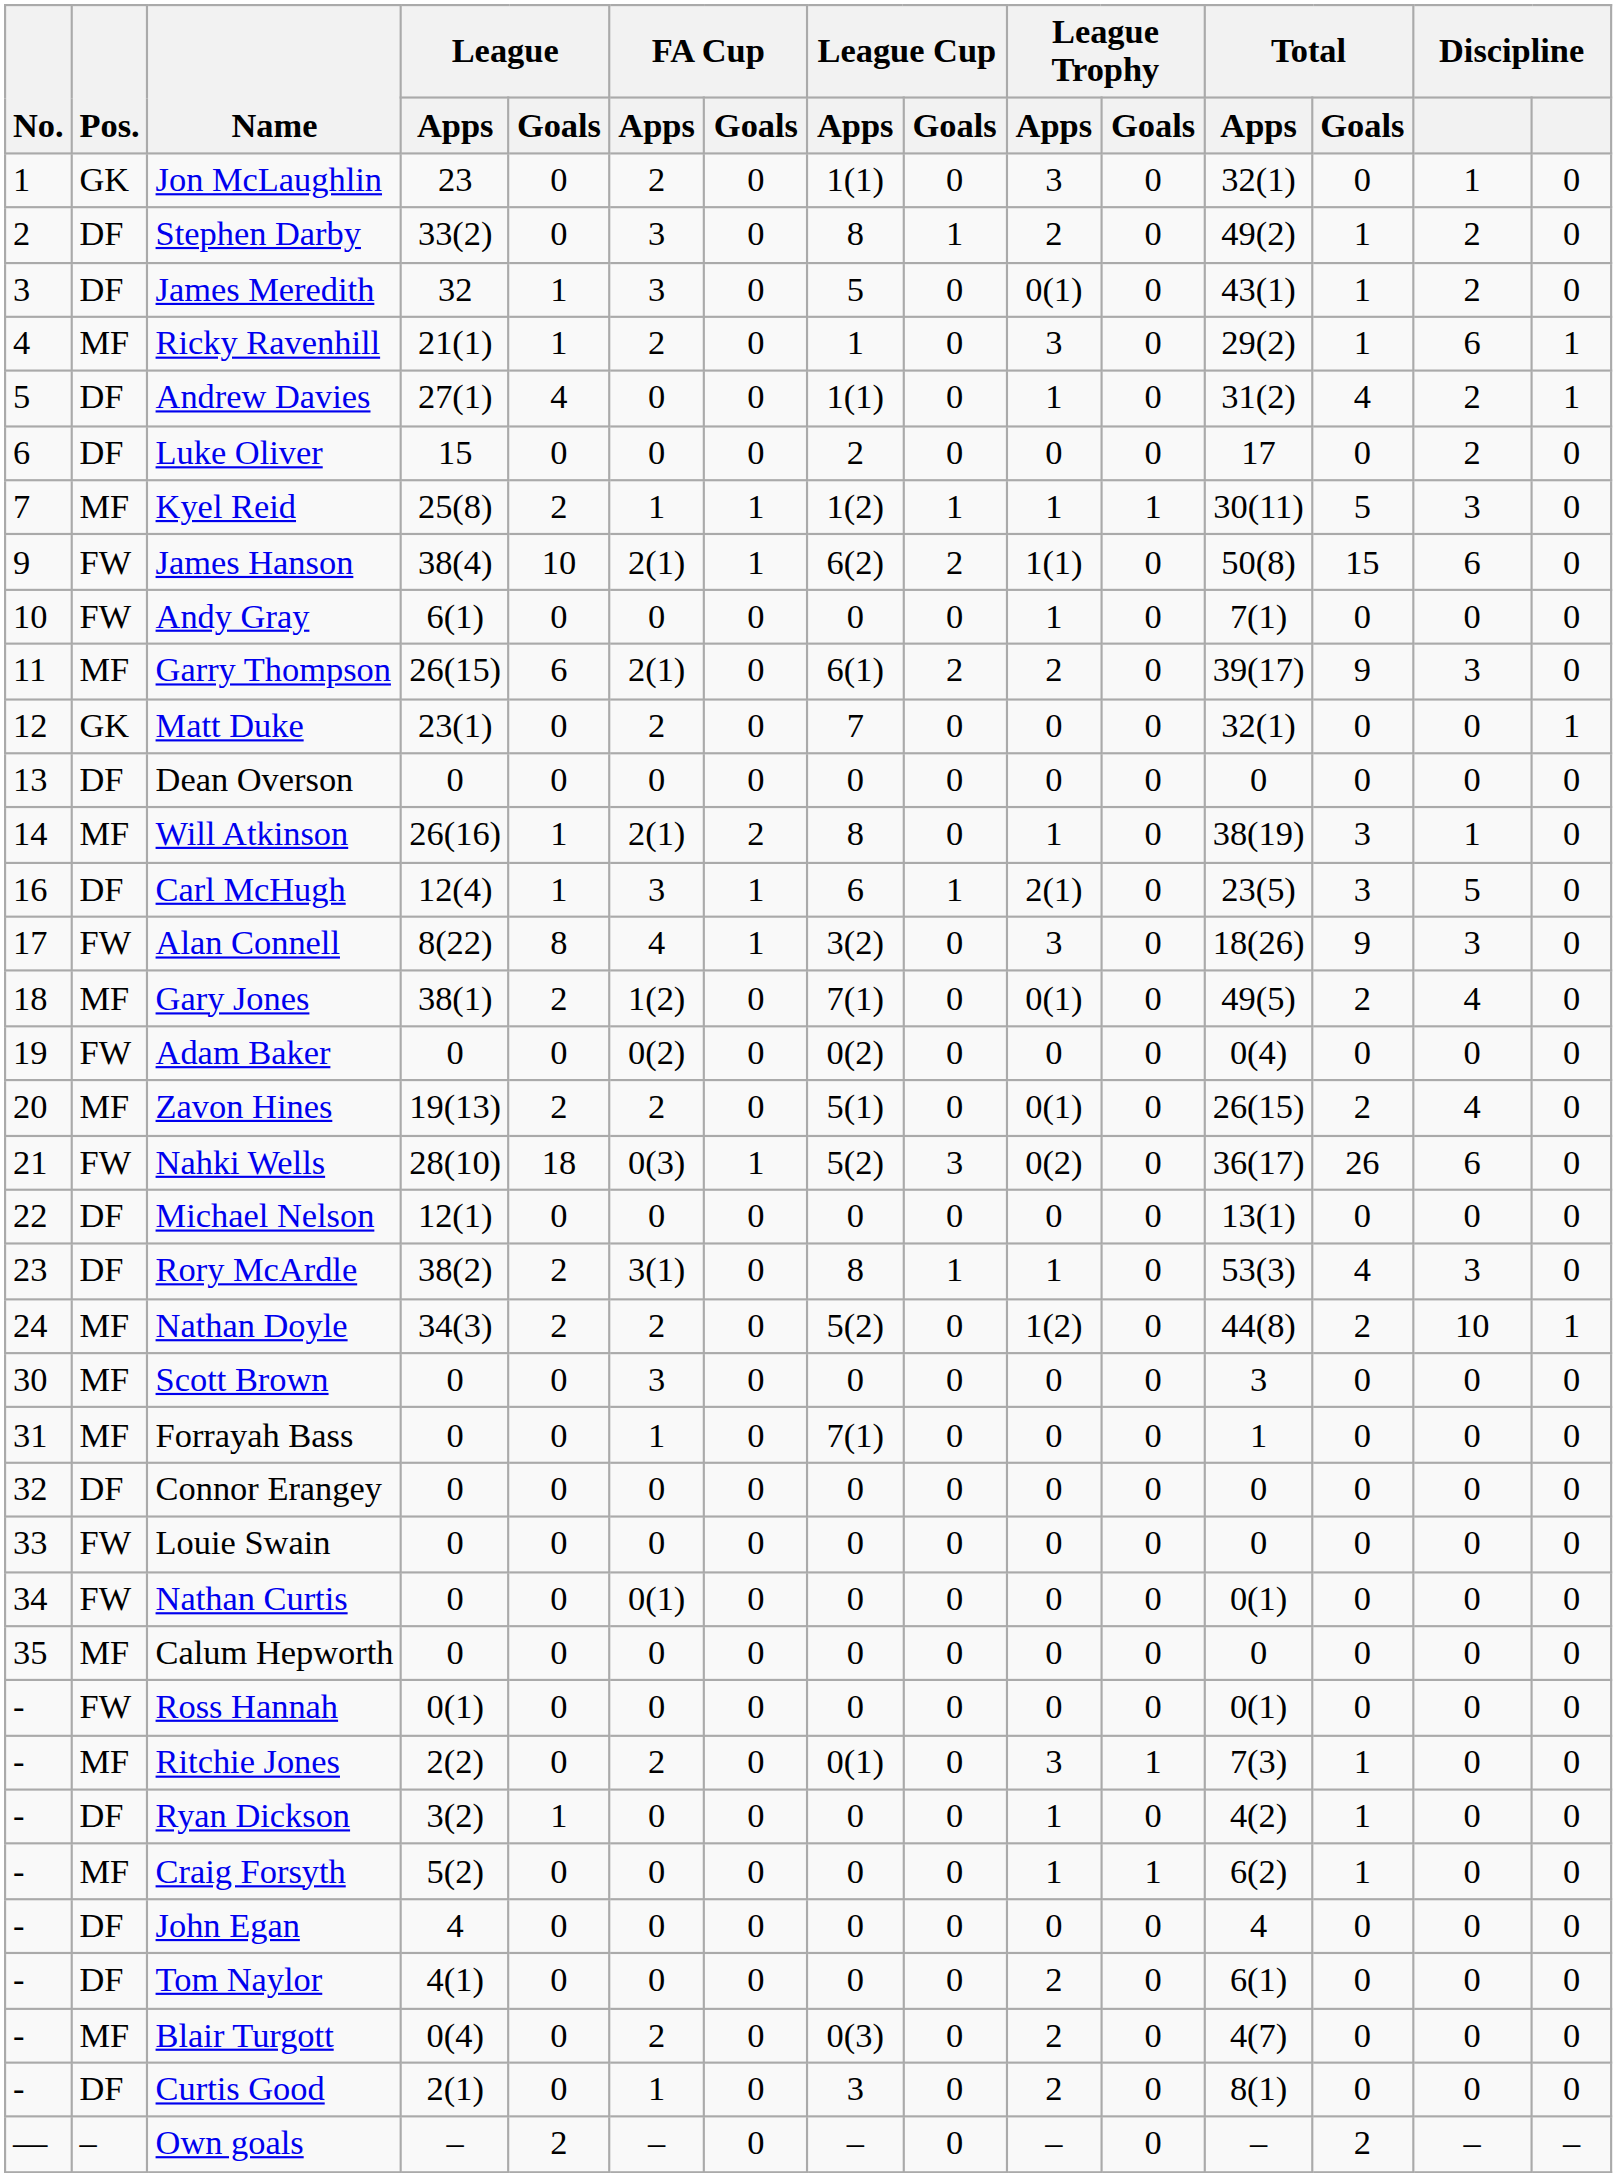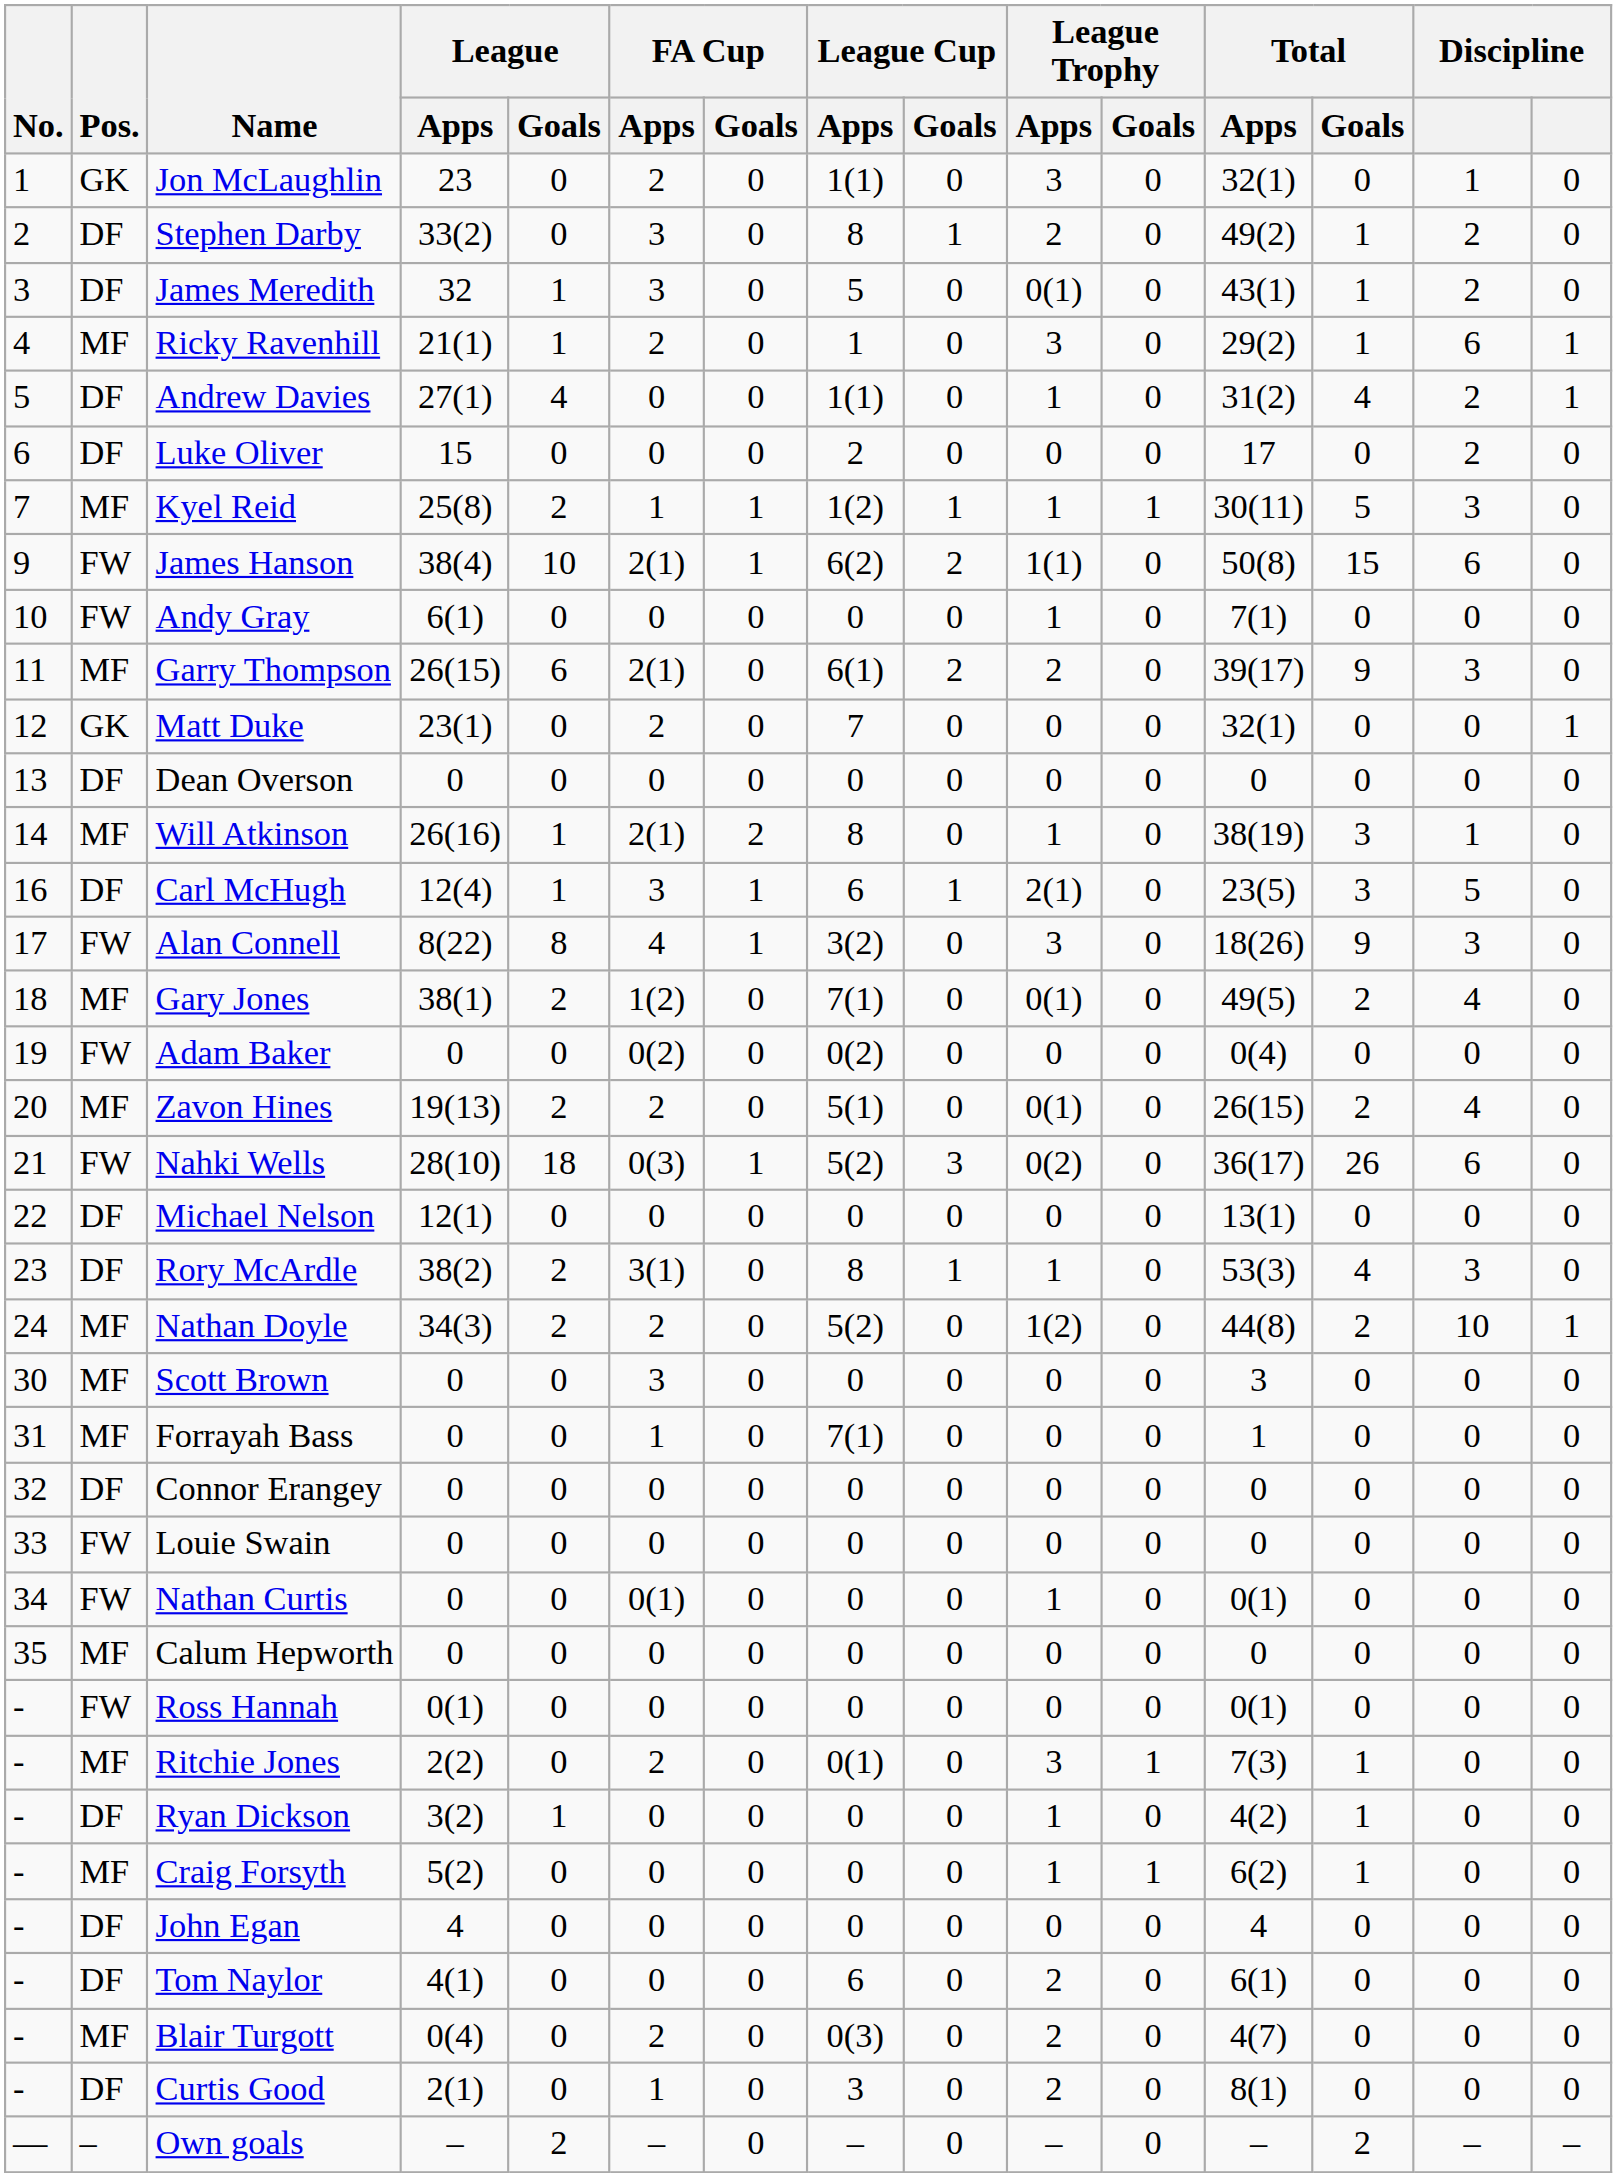(1054, 1598) 0 -> (1054, 1598) 1
(855, 1979) 0 -> (855, 1979) 6
